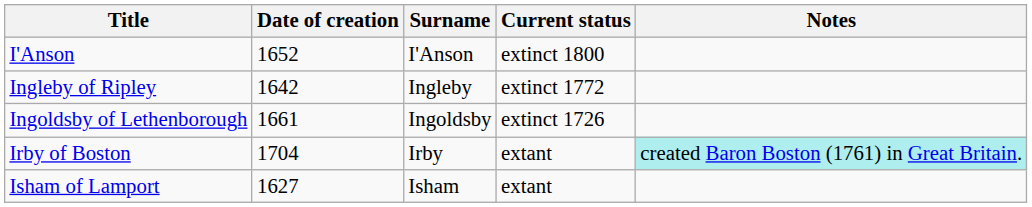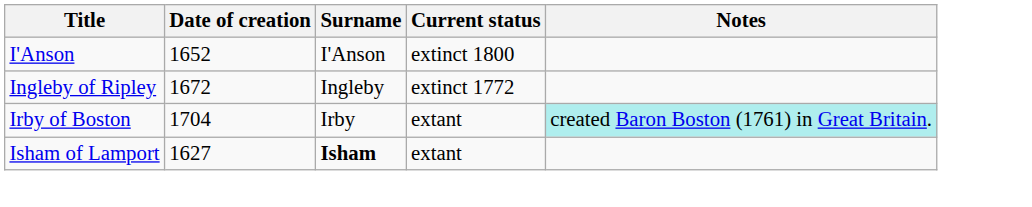(278, 86) 1642 -> (190, 86) 1672
- row: (128, 119)
(434, 185) normal -> (348, 152) bold
